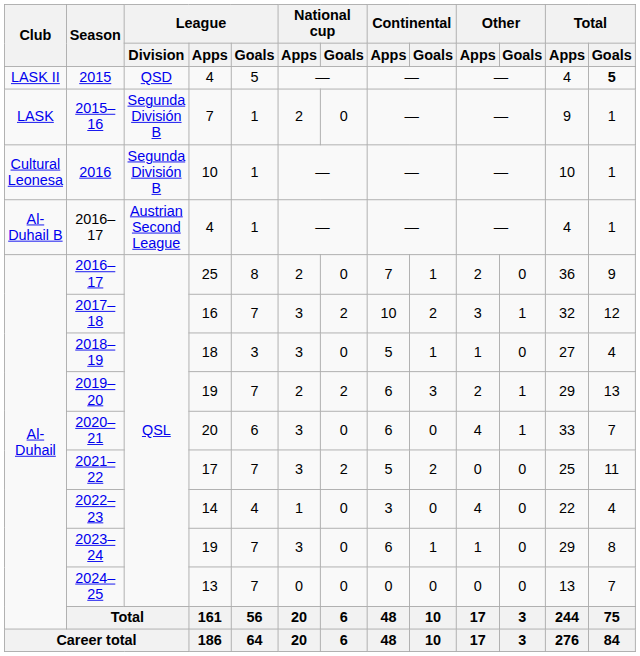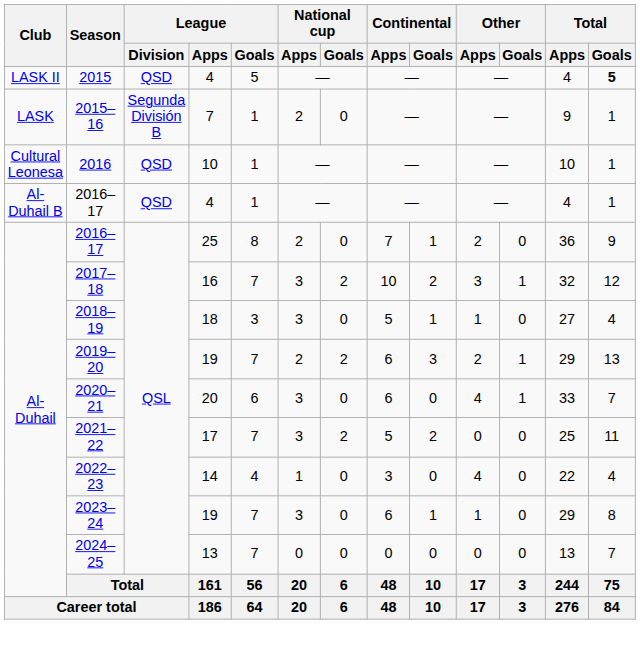(156, 172) Segunda División B -> (156, 163) QSD
(156, 227) Austrian Second League -> (156, 203) QSD
